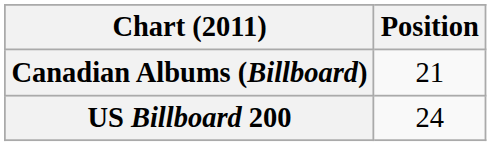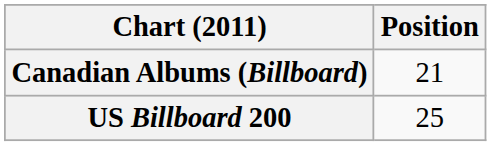(430, 117) 24 -> (430, 117) 25
